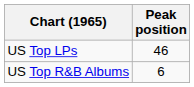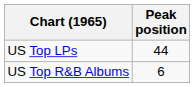(161, 51) 46 -> (161, 51) 44
